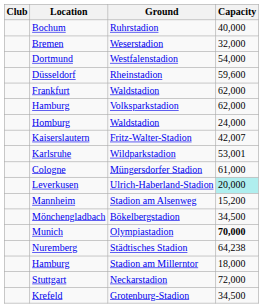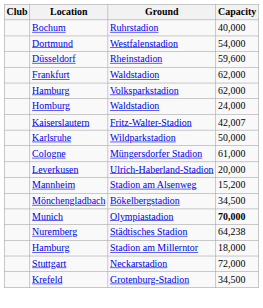- row: (48, 43)
(232, 153) 53,001 -> (232, 138) 50,000
(232, 185) paleturquoise background -> (232, 169) no background
